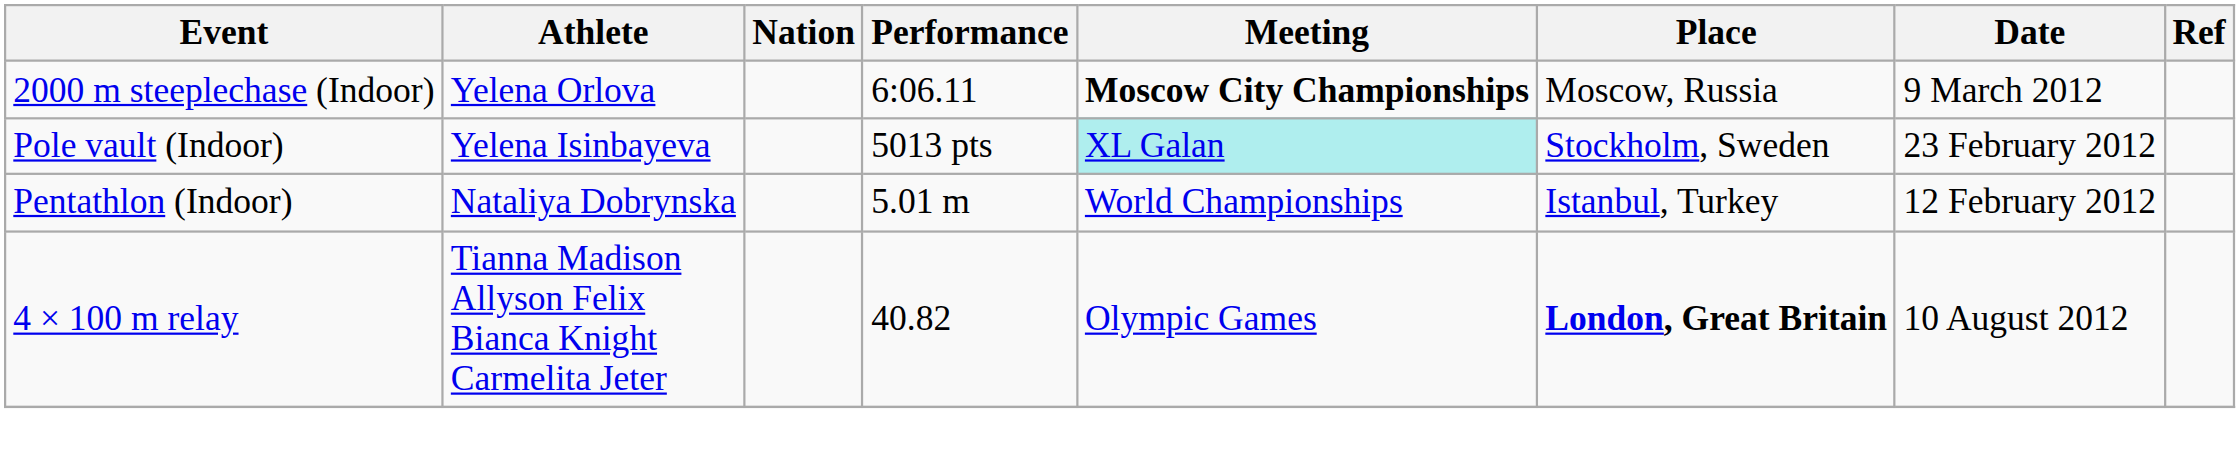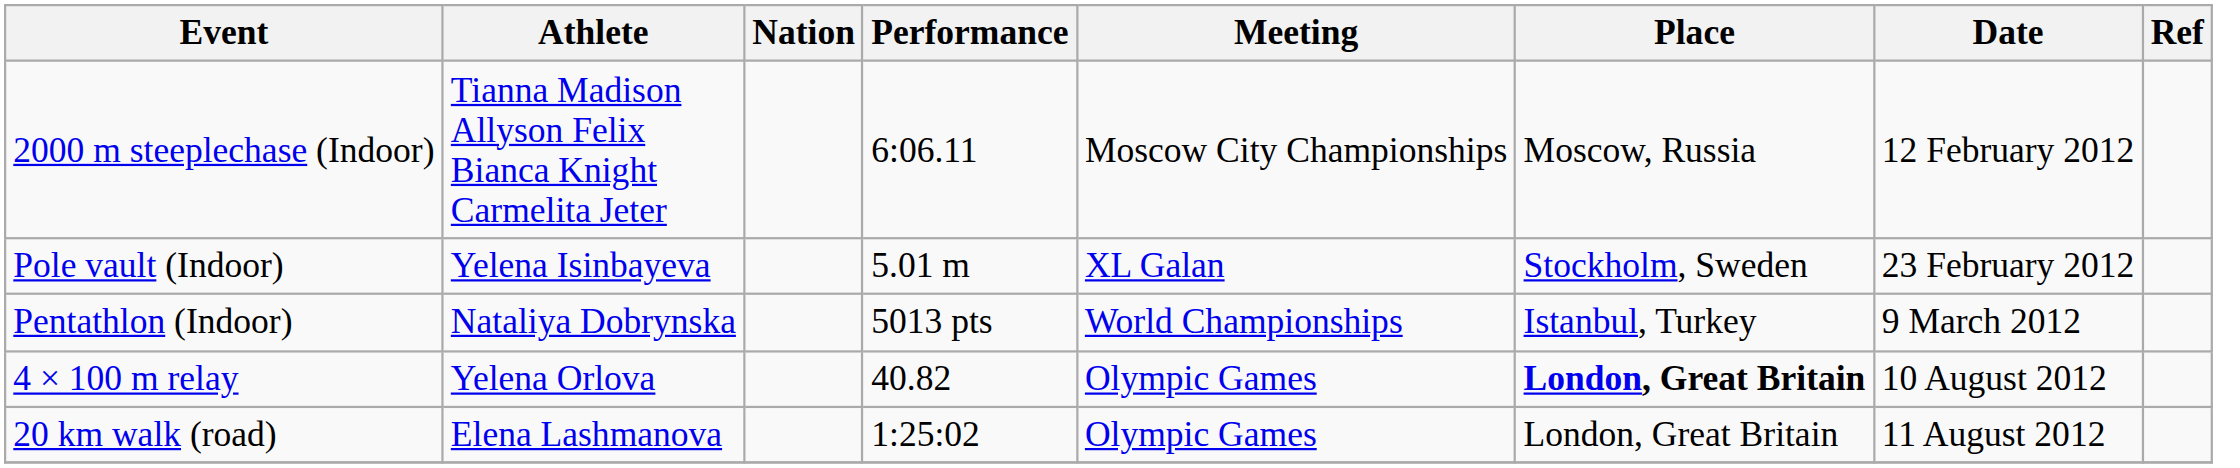(553, 88) Yelena Orlova -> (566, 148) Tianna Madison Allyson Felix Bianca Knight Carmelita Jeter
(1307, 88) bold -> (1296, 148) normal
(2003, 88) 9 March 2012 -> (2008, 148) 12 February 2012
(932, 145) 5013 pts -> (921, 265) 5.01 m
(1155, 145) paleturquoise background -> (1155, 265) no background
(921, 201) 5.01 m -> (932, 321) 5013 pts
(2030, 201) 12 February 2012 -> (1981, 321) 9 March 2012
(566, 317) Tianna Madison Allyson Felix Bianca Knight Carmelita Jeter -> (553, 377) Yelena Orlova
+ row: (145, 434)
